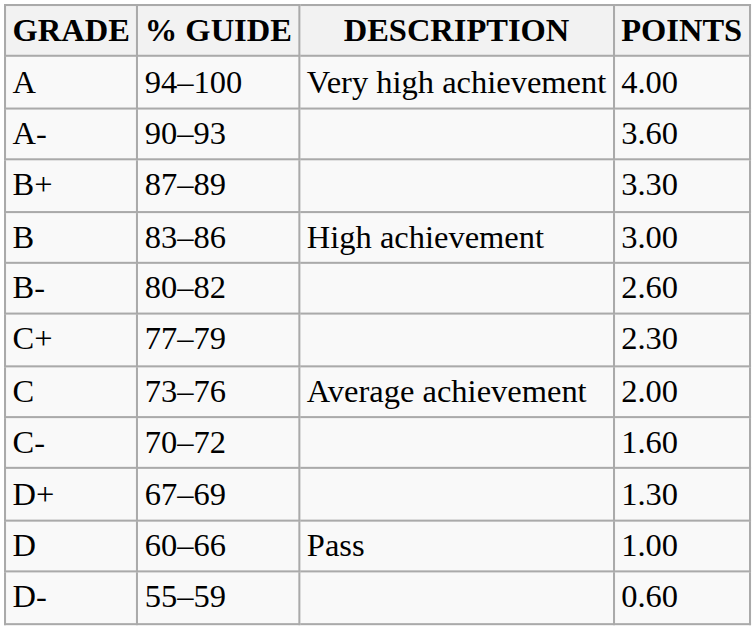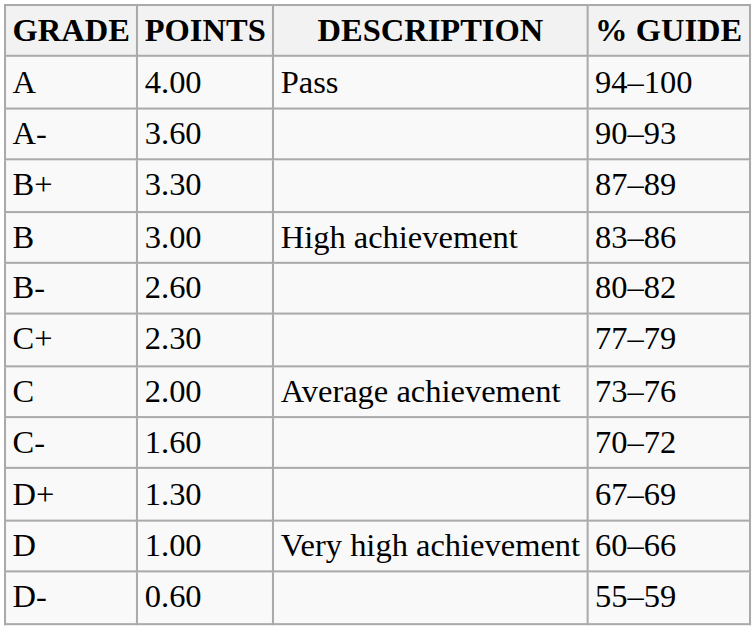columns swapped: (682, 30) <-> (218, 30)
(457, 81) Very high achievement -> (310, 81) Pass
(336, 545) Pass -> (430, 545) Very high achievement
